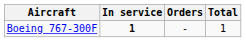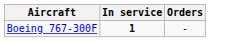- column: (223, 13)
